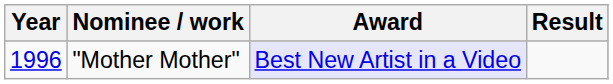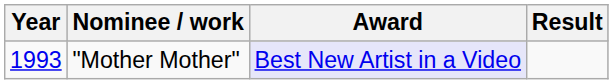(36, 59) 1996 -> (36, 59) 1993
